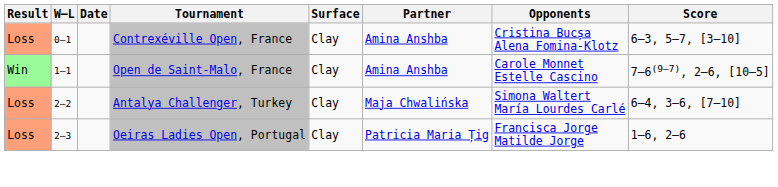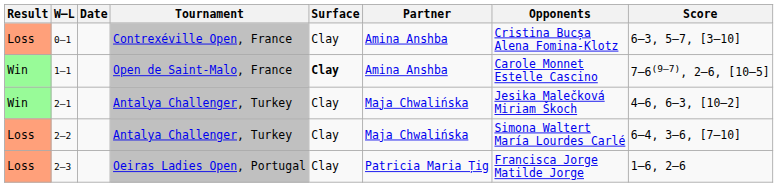(325, 71) normal -> (325, 71) bold
+ row: (63, 104)
